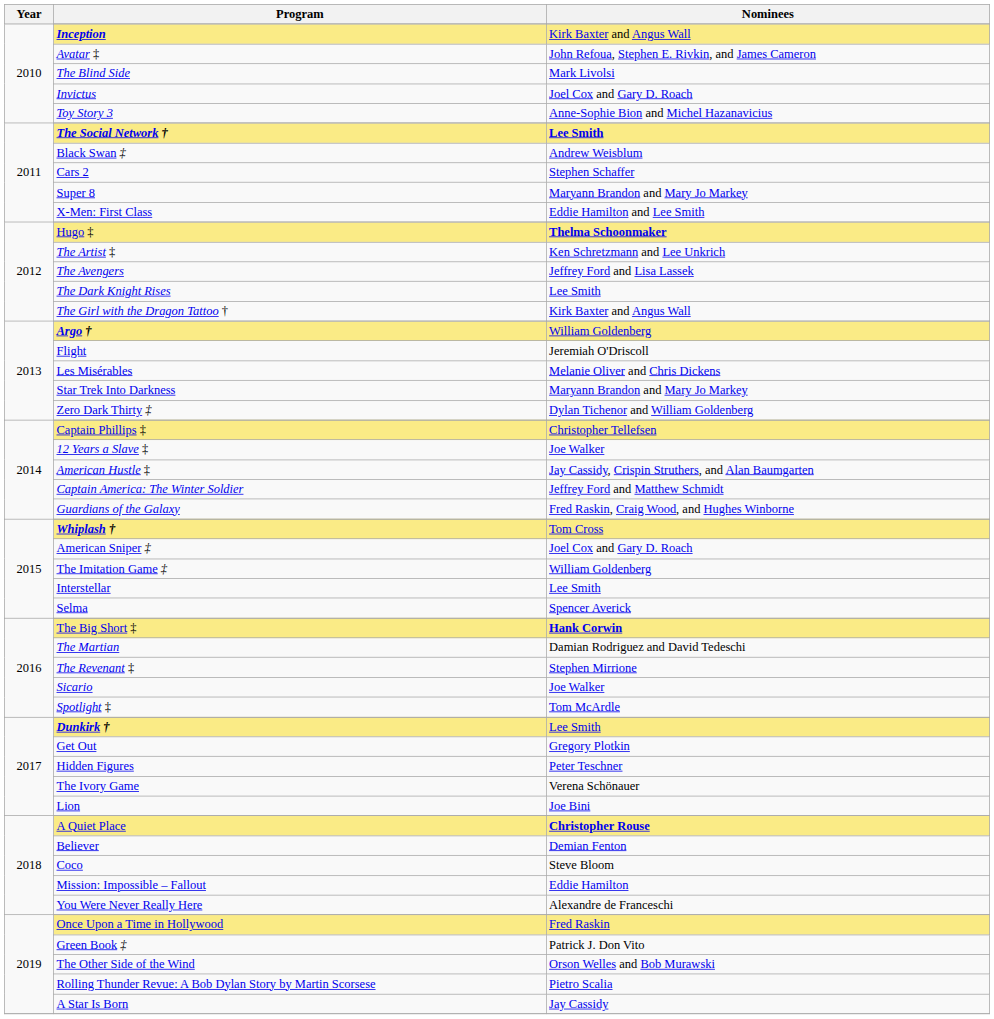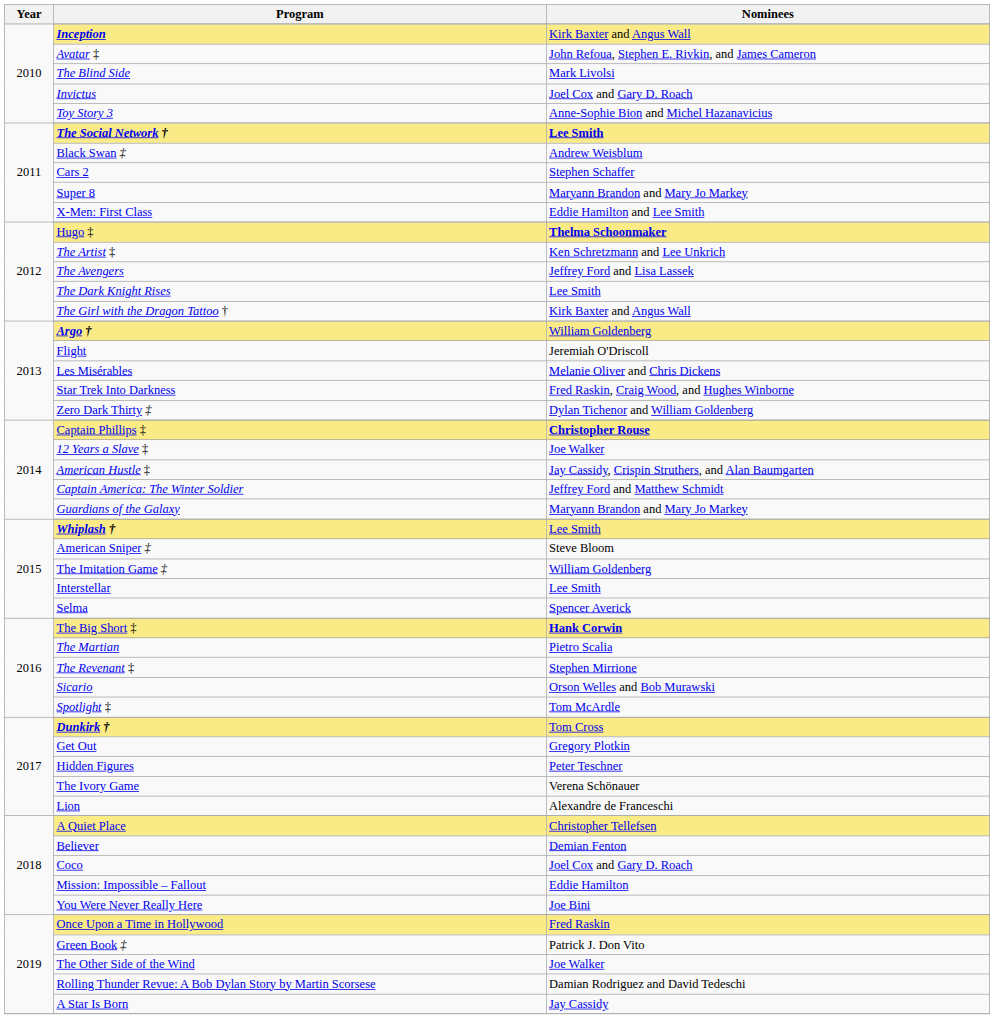(648, 390) Maryann Brandon and Mary Jo Markey -> (672, 390) Fred Raskin, Craig Wood, and Hughes Winborne
(603, 430) Christopher Tellefsen -> (599, 430) Christopher Rouse
(672, 509) Fred Raskin, Craig Wood, and Hughes Winborne -> (648, 509) Maryann Brandon and Mary Jo Markey
(576, 529) Tom Cross -> (575, 529) Lee Smith
(621, 548) Joel Cox and Gary D. Roach -> (581, 548) Steve Bloom
(647, 647) Damian Rodriguez and David Tedeschi -> (581, 647) Pietro Scalia
(577, 687) Joe Walker -> (632, 687) Orson Welles and Bob Murawski
(575, 726) Lee Smith -> (576, 726) Tom Cross
(570, 806) Joe Bini -> (611, 806) Alexandre de Franceschi
(599, 825) Christopher Rouse -> (603, 825) Christopher Tellefsen
(581, 865) Steve Bloom -> (621, 865) Joel Cox and Gary D. Roach
(611, 905) Alexandre de Franceschi -> (570, 905) Joe Bini
(632, 964) Orson Welles and Bob Murawski -> (577, 964) Joe Walker
(581, 984) Pietro Scalia -> (647, 984) Damian Rodriguez and David Tedeschi
